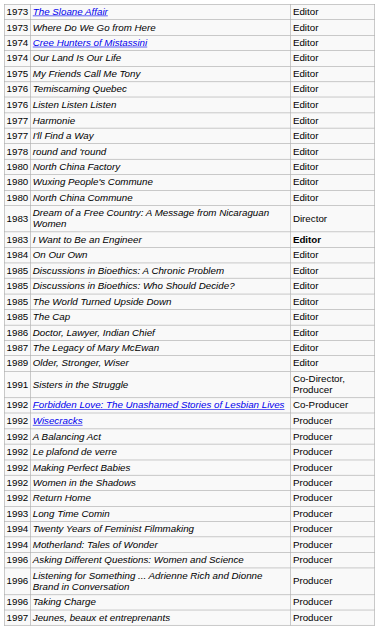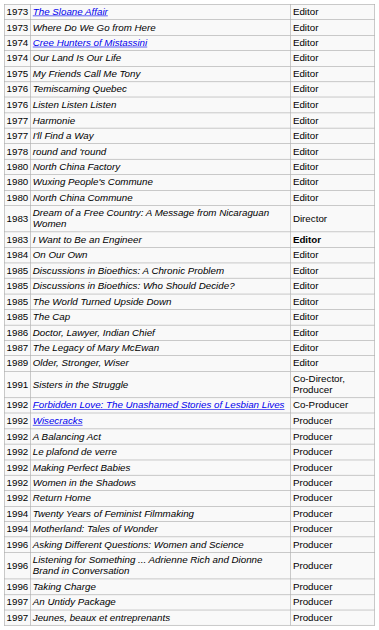- row: (71, 514)
+ row: (74, 602)
